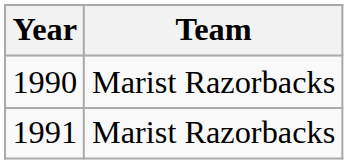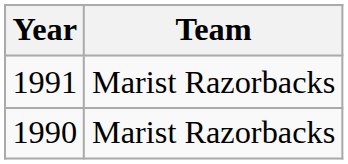rows swapped: (45, 132) <-> (45, 81)
